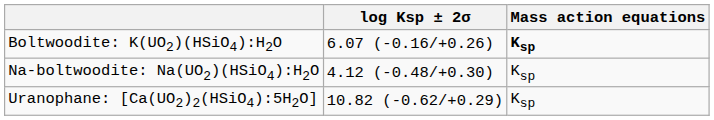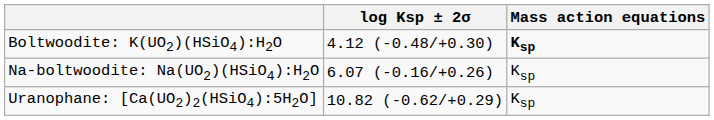(410, 44) 6.07 (-0.16/+0.26) -> (410, 44) 4.12 (-0.48/+0.30)
(410, 72) 4.12 (-0.48/+0.30) -> (410, 72) 6.07 (-0.16/+0.26)
